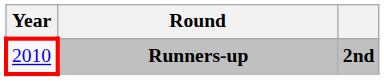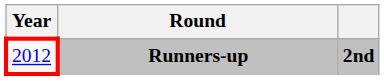(32, 56) 2010 -> (32, 56) 2012
